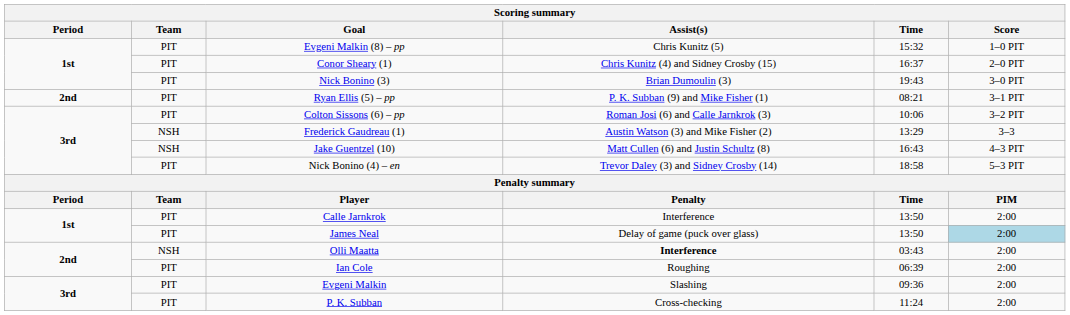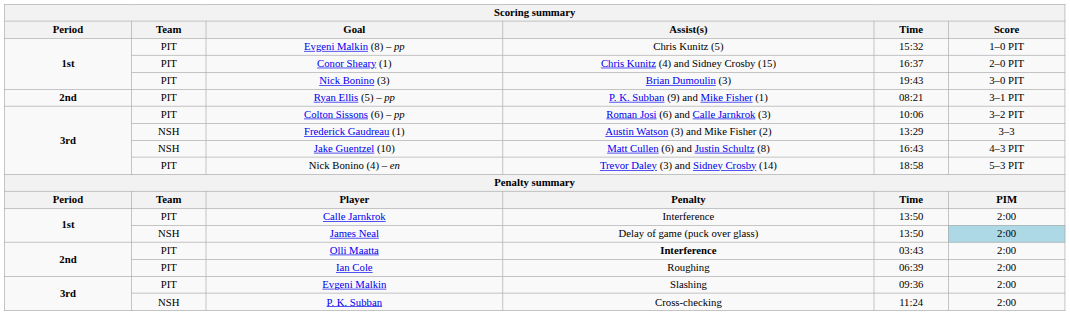(169, 234) PIT -> (169, 234) NSH
(169, 251) NSH -> (169, 251) PIT
(169, 302) PIT -> (169, 302) NSH
